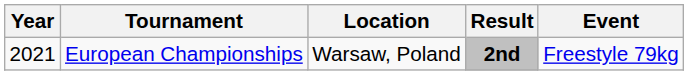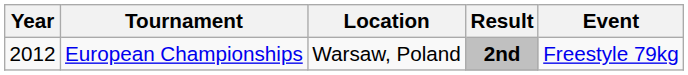(32, 54) 2021 -> (32, 54) 2012
